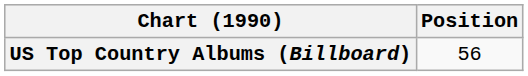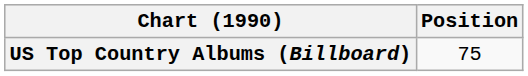(470, 54) 56 -> (470, 54) 75
